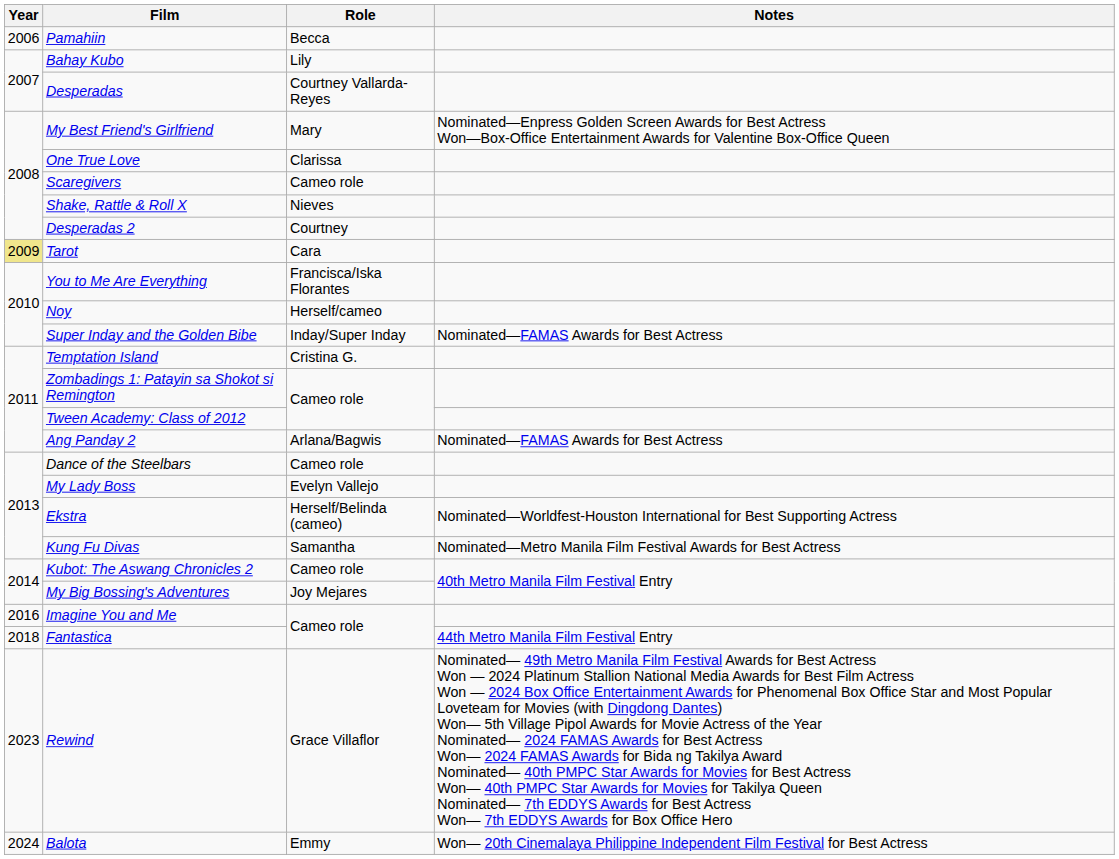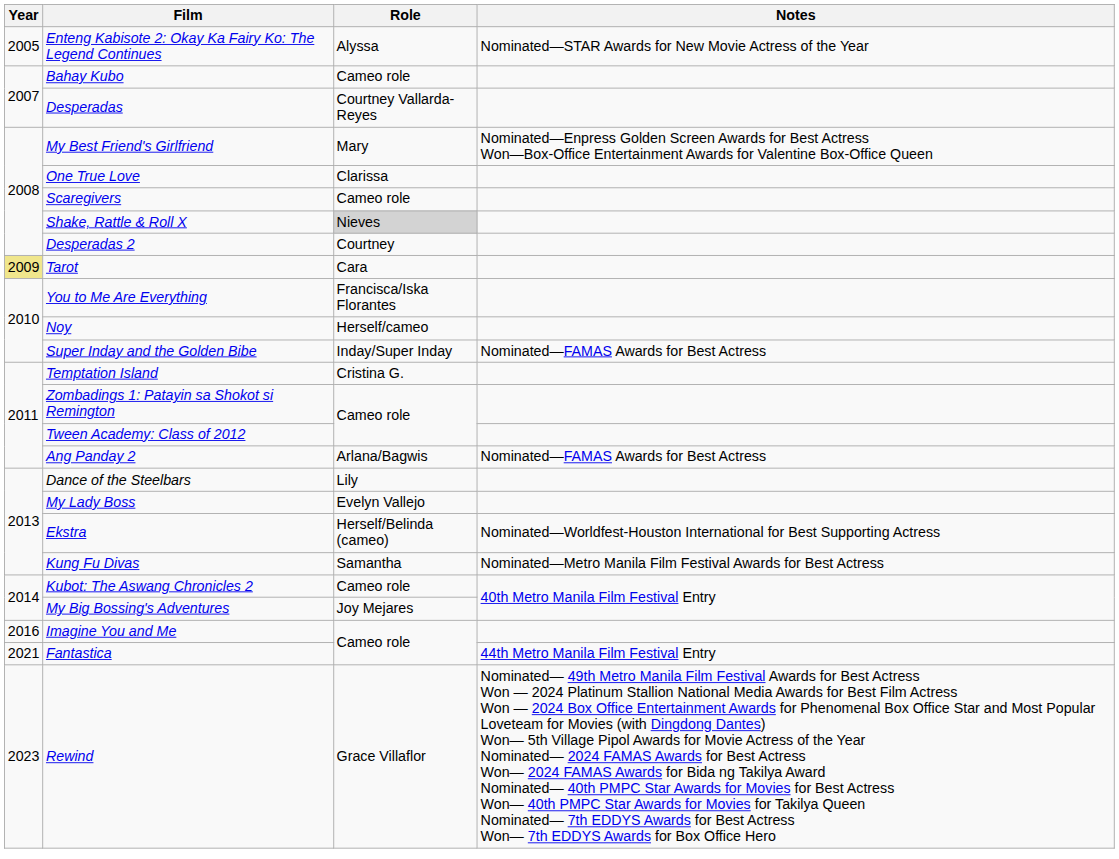+ row: (180, 46)
- row: (76, 38)
(301, 60) Lily -> (373, 76) Cameo role
(312, 205) no background -> (358, 221) lightgrey background
(327, 463) Cameo role -> (347, 479) Lily
(24, 637) 2018 -> (24, 653) 2021
- row: (66, 843)
